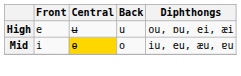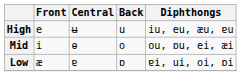(191, 29) ou, ɒu, ei, æi -> (191, 29) iu, eu, æu, ɐu
(74, 46) gold background -> (74, 46) no background
(191, 46) iu, eu, æu, ɐu -> (191, 46) ou, ɒu, ei, æi
+ row: (19, 62)
